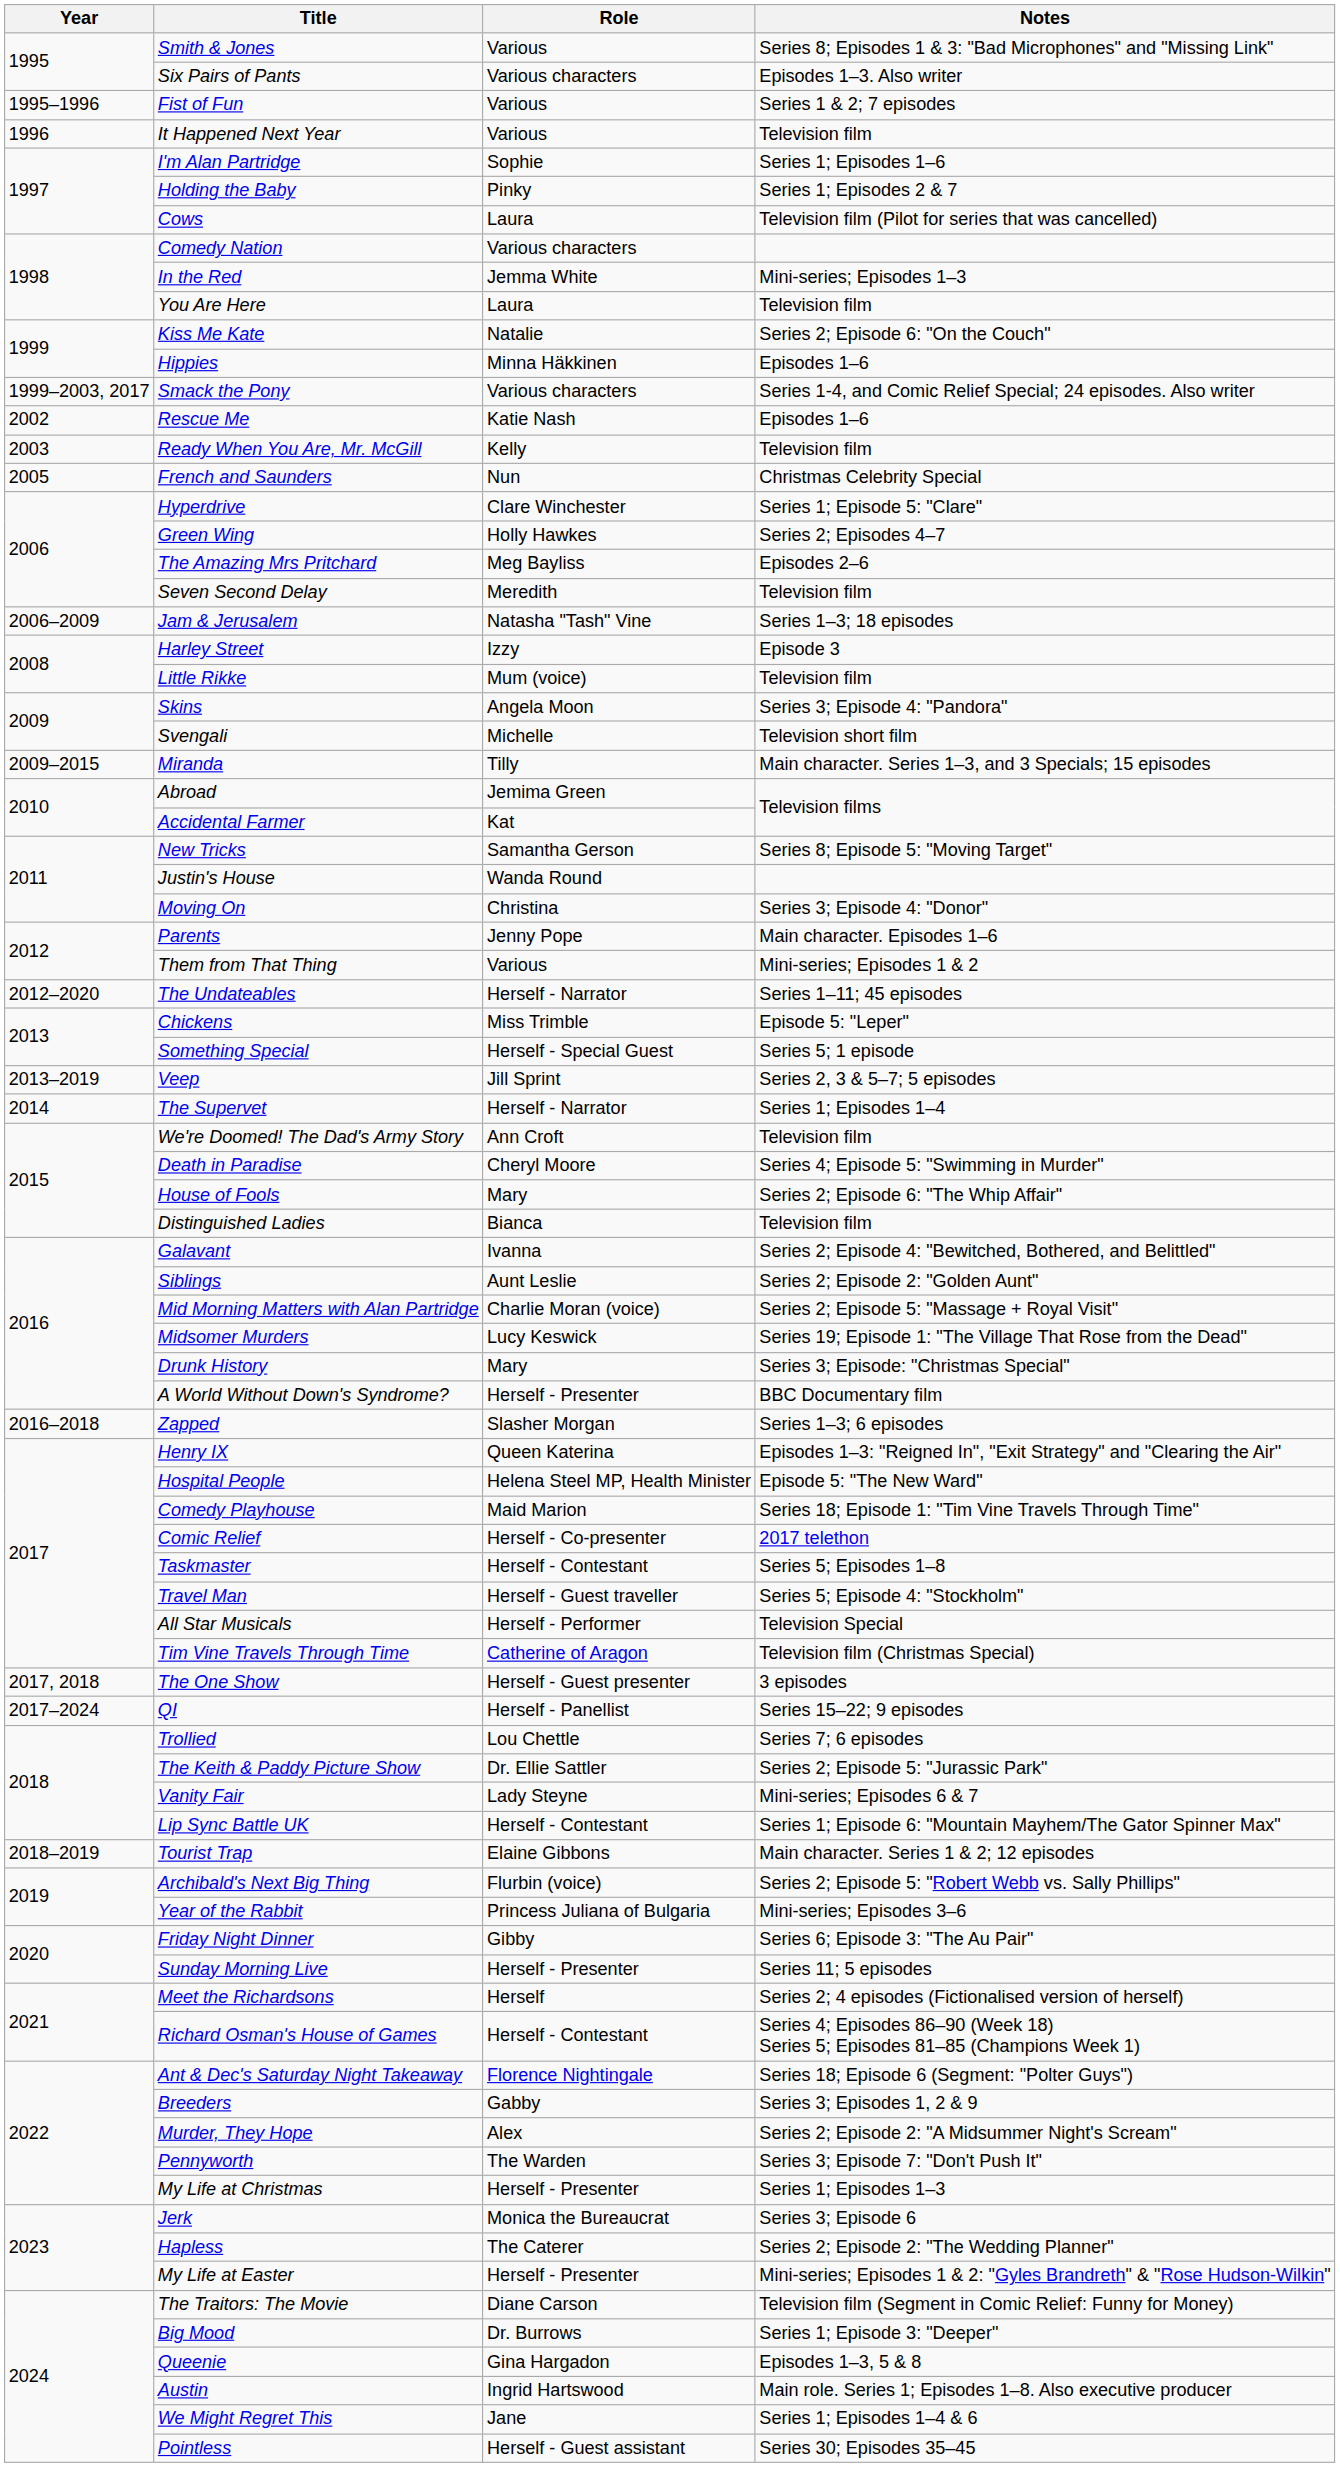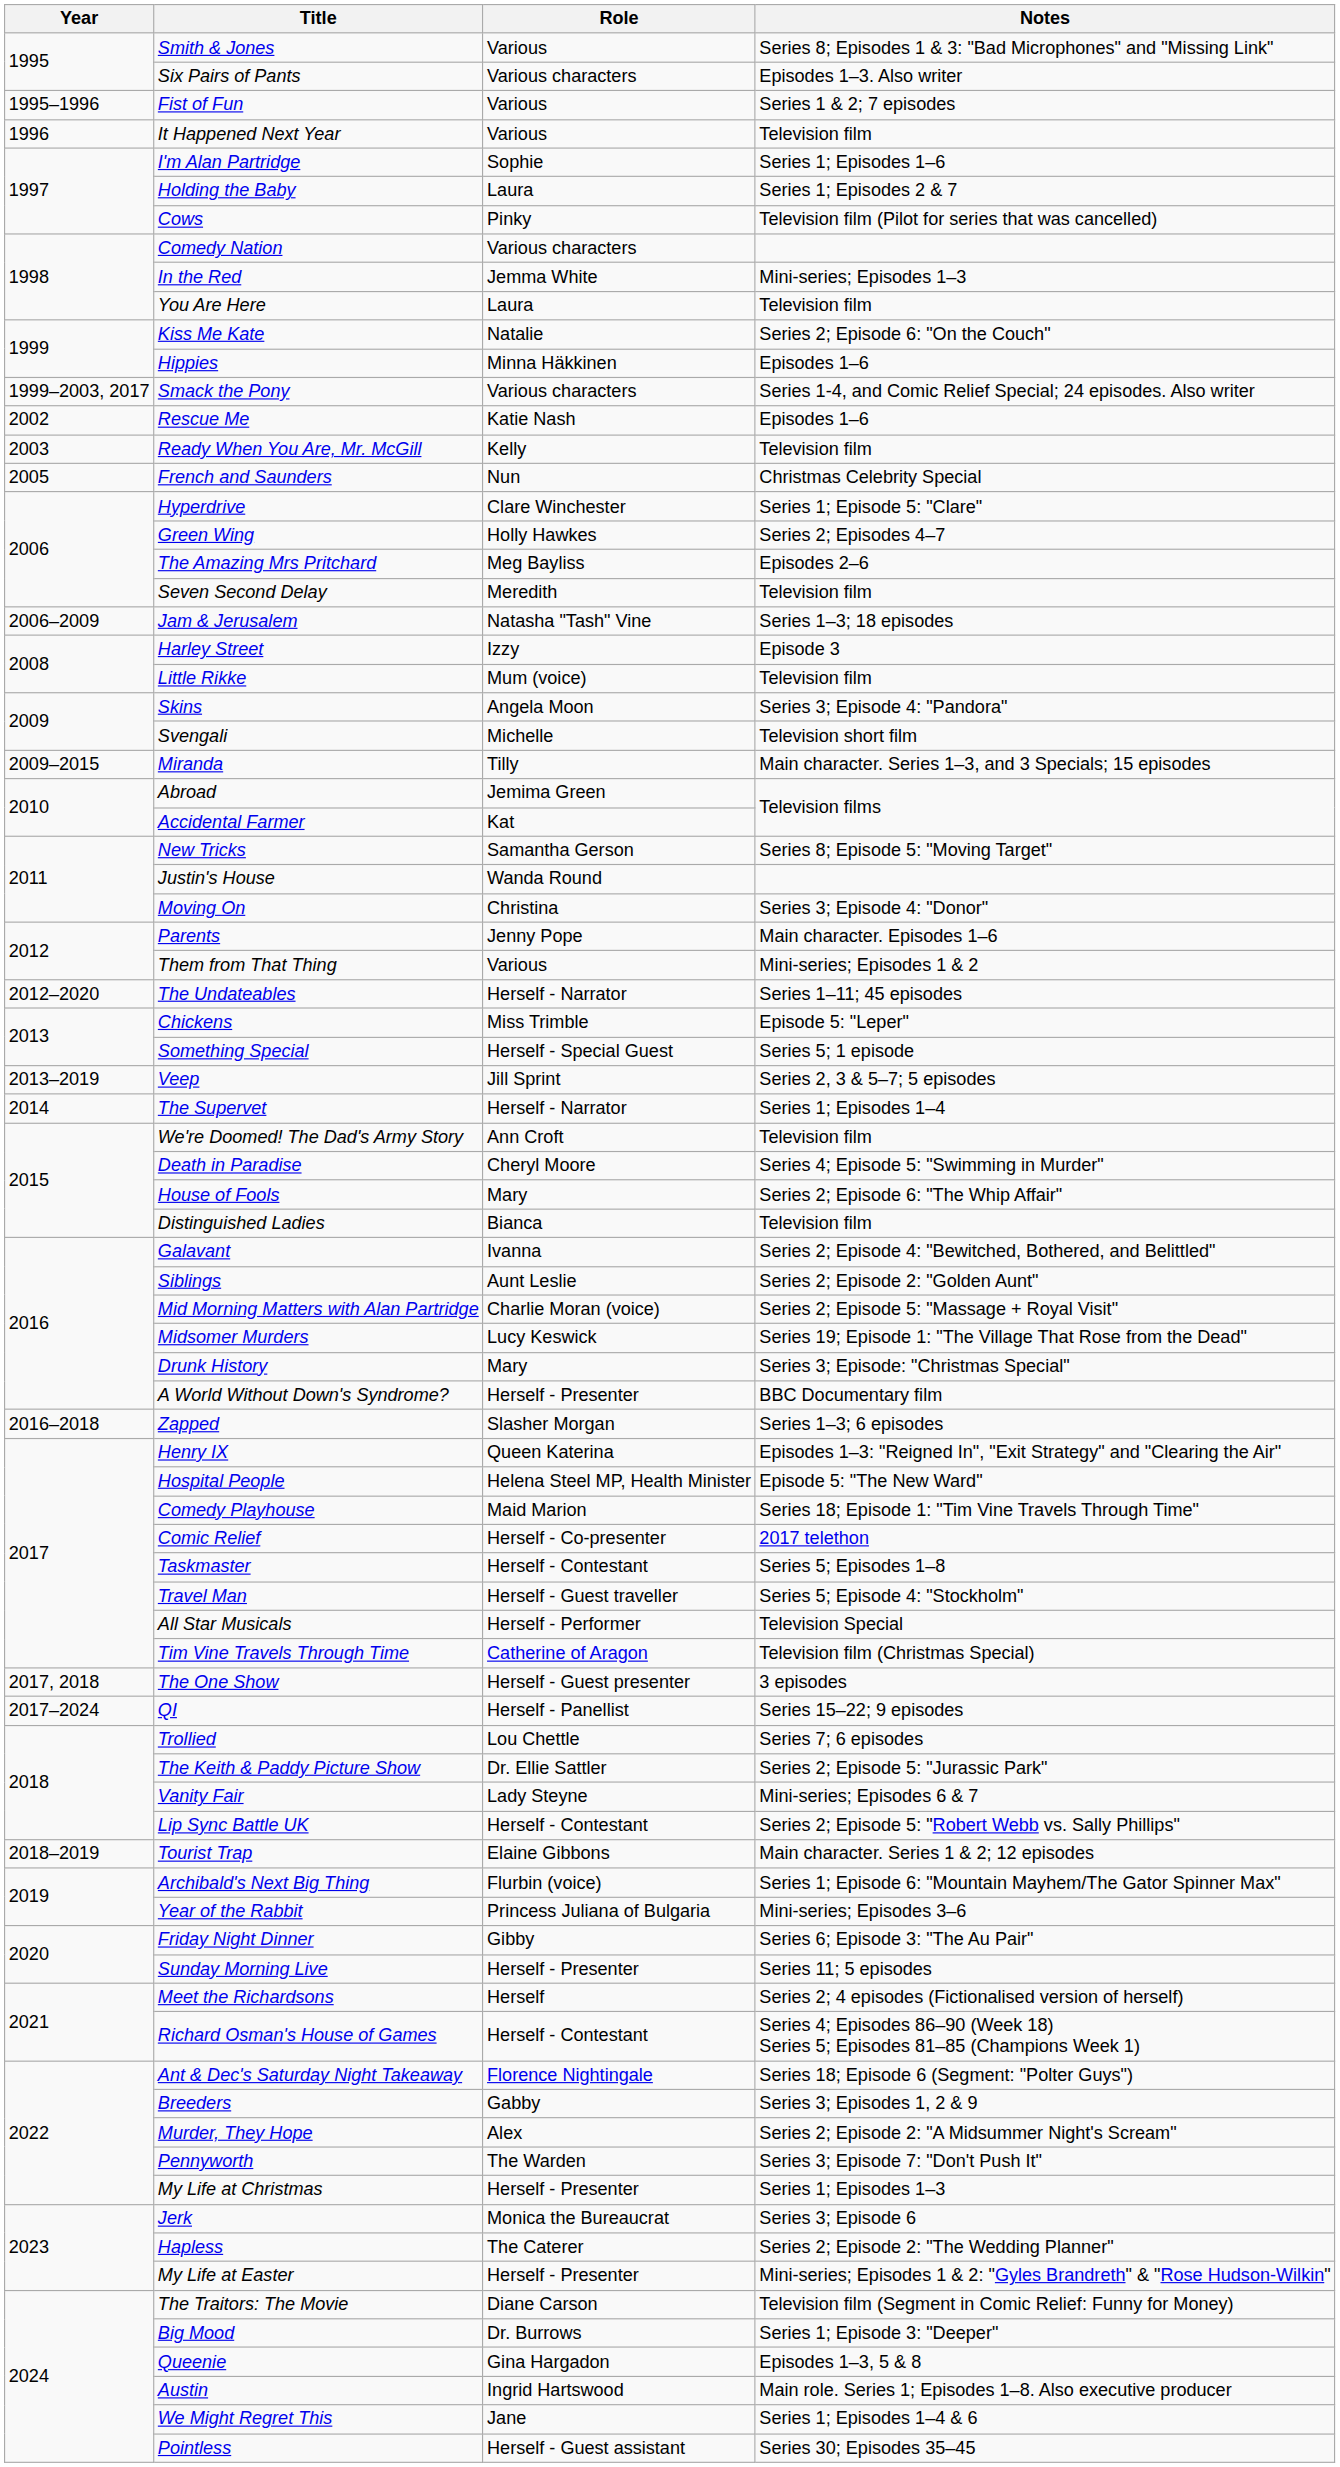(509, 190) Pinky -> (510, 190) Laura
(510, 219) Laura -> (509, 219) Pinky
(1020, 1825) Series 1; Episode 6: "Mountain Mayhem/The Gator Spinner Max" -> (970, 1825) Series 2; Episode 5: "Robert Webb vs. Sally Phillips"
(970, 1882) Series 2; Episode 5: "Robert Webb vs. Sally Phillips" -> (1020, 1882) Series 1; Episode 6: "Mountain Mayhem/The Gator Spinner Max"
